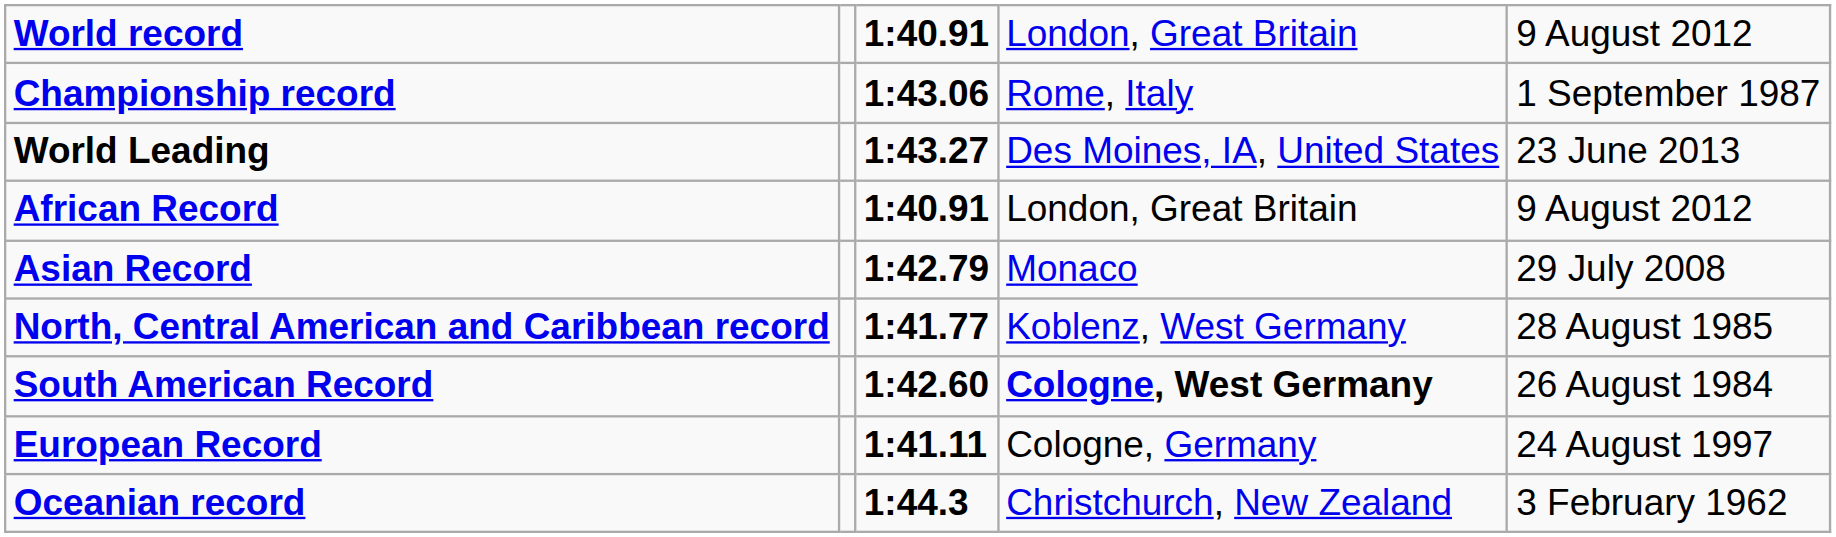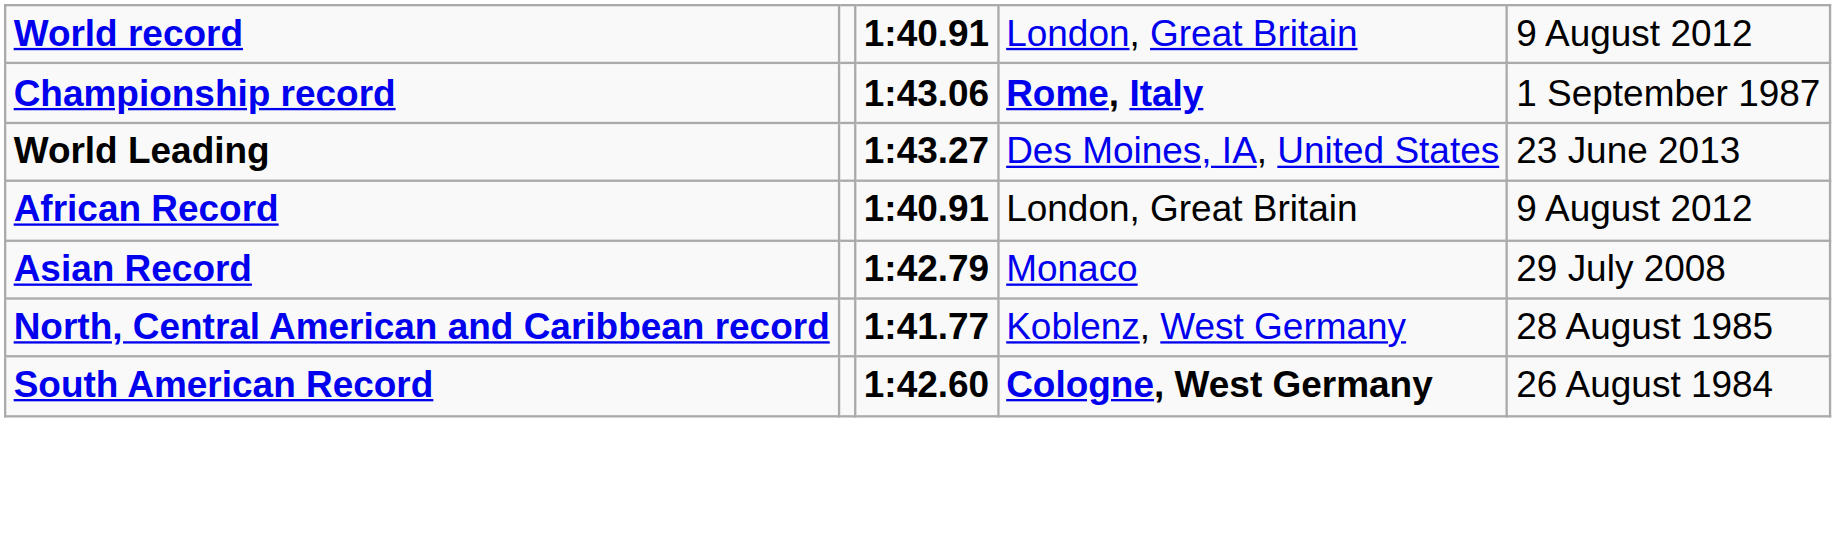(1100, 92) normal -> (1105, 92) bold
- row: (168, 444)
- row: (160, 502)
